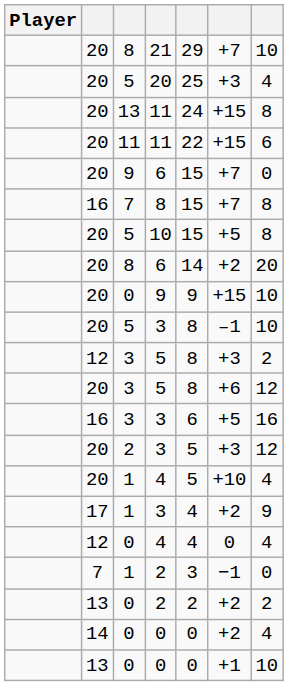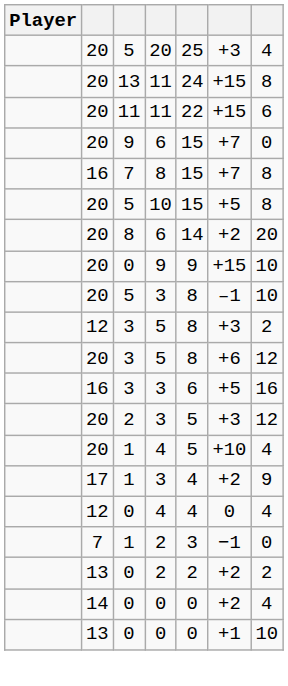- row: (129, 51)
